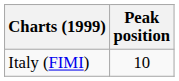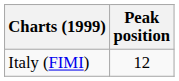(142, 62) 10 -> (142, 62) 12
